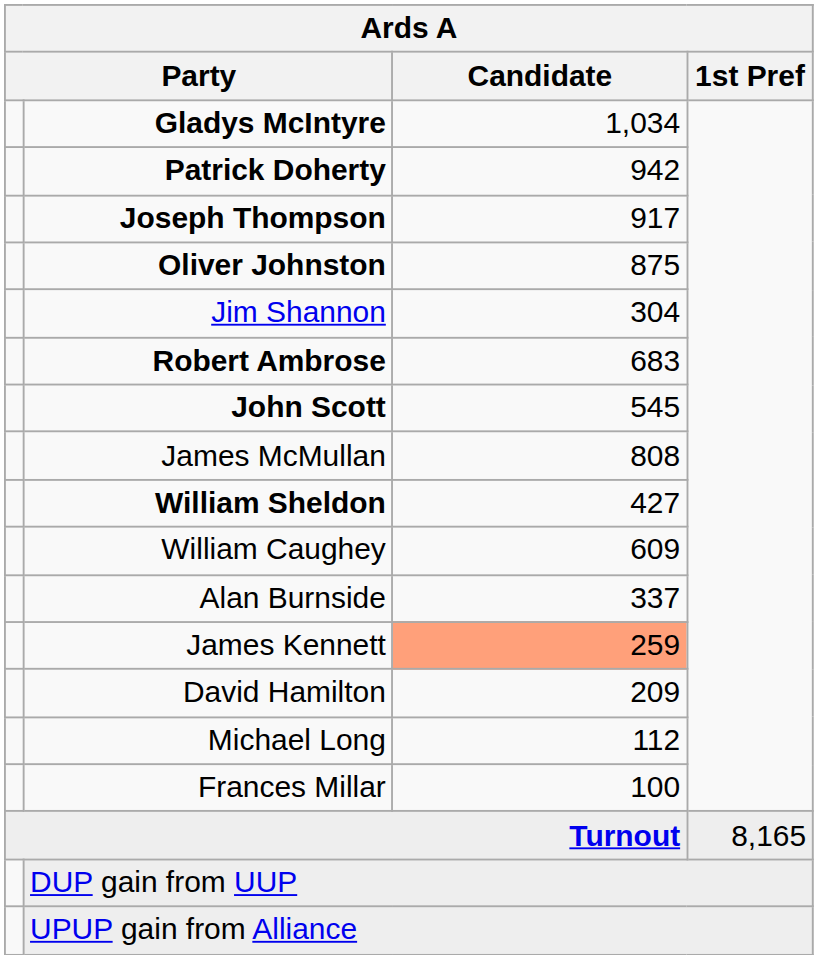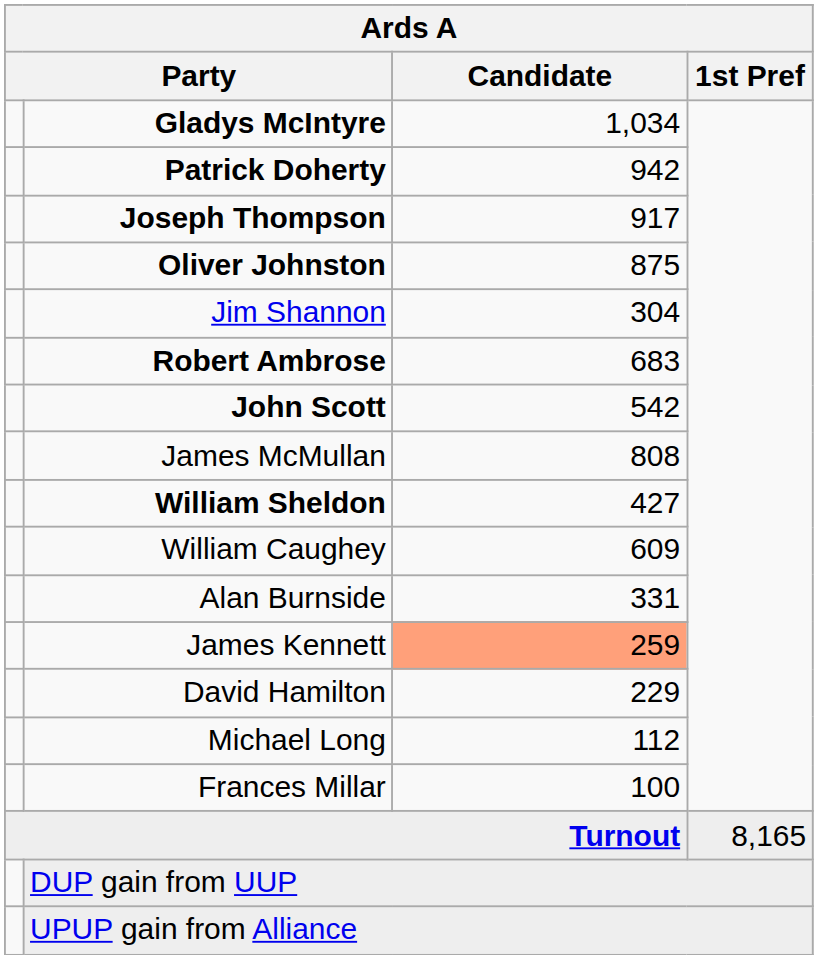(655, 407) 545 -> (655, 407) 542
(655, 597) 337 -> (655, 597) 331
(655, 692) 209 -> (655, 692) 229
